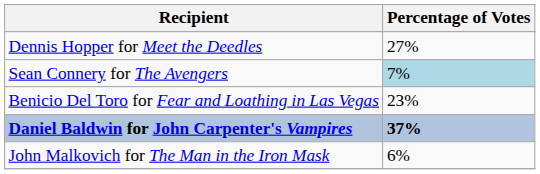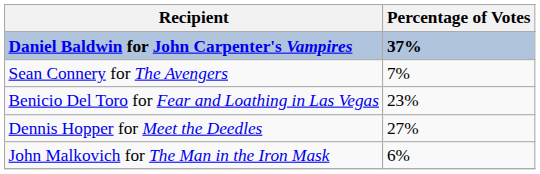rows swapped: (180, 127) <-> (135, 45)
(398, 73) lightblue background -> (398, 73) no background
